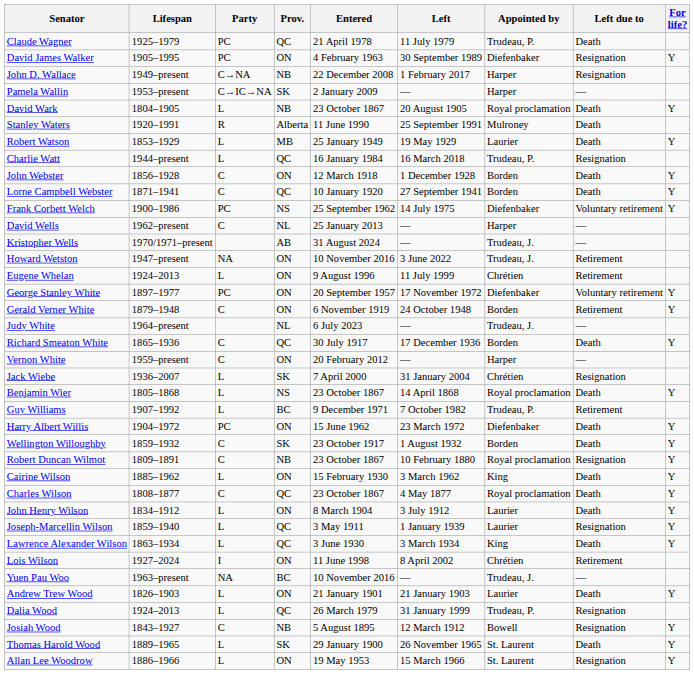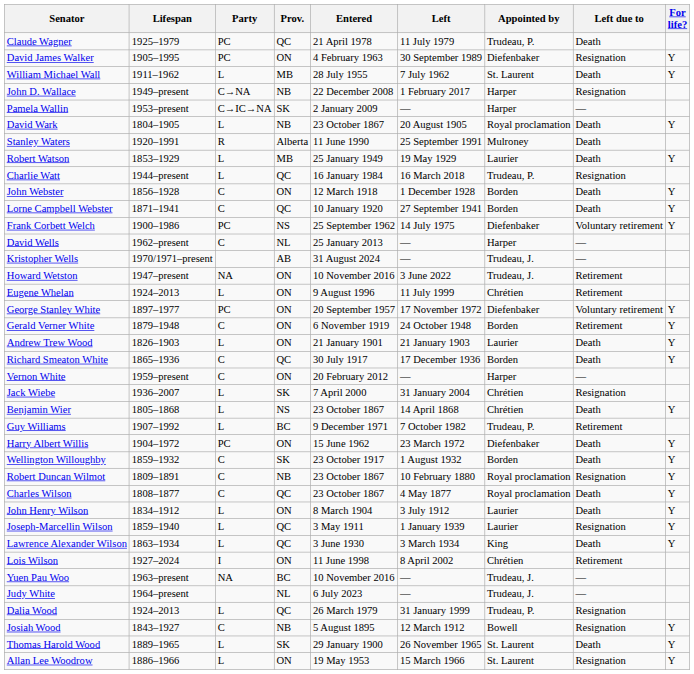+ row: (54, 74)
rows swapped: (31, 326) <-> (50, 594)
(529, 393) Royal proclamation -> (505, 409) Chrétien
- row: (39, 476)
